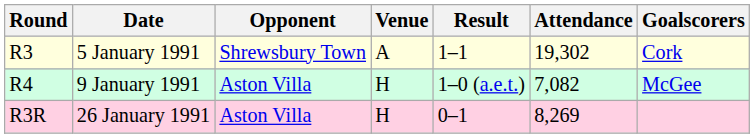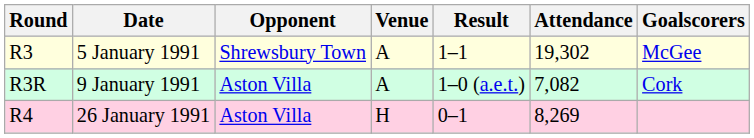(662, 52) Cork -> (672, 52) McGee
(21, 84) R4 -> (28, 84) R3R
(383, 84) H -> (383, 84) A
(672, 84) McGee -> (662, 84) Cork
(28, 116) R3R -> (21, 116) R4
